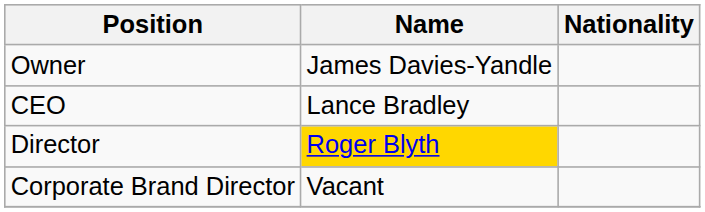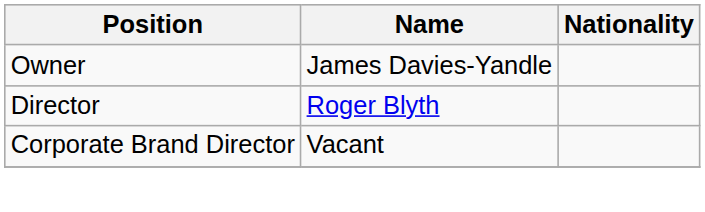- row: (38, 105)
(373, 145) gold background -> (373, 105) no background
